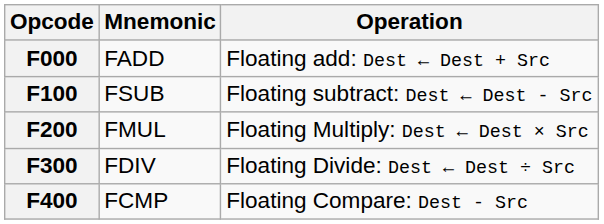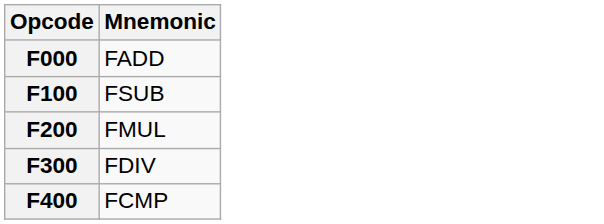- column: (409, 22)
